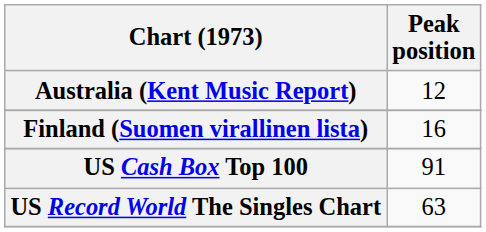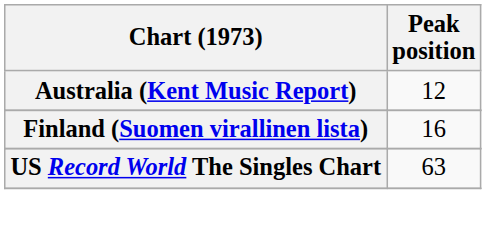- row: (196, 167)
